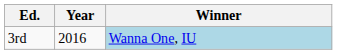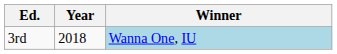(72, 37) 2016 -> (72, 37) 2018
